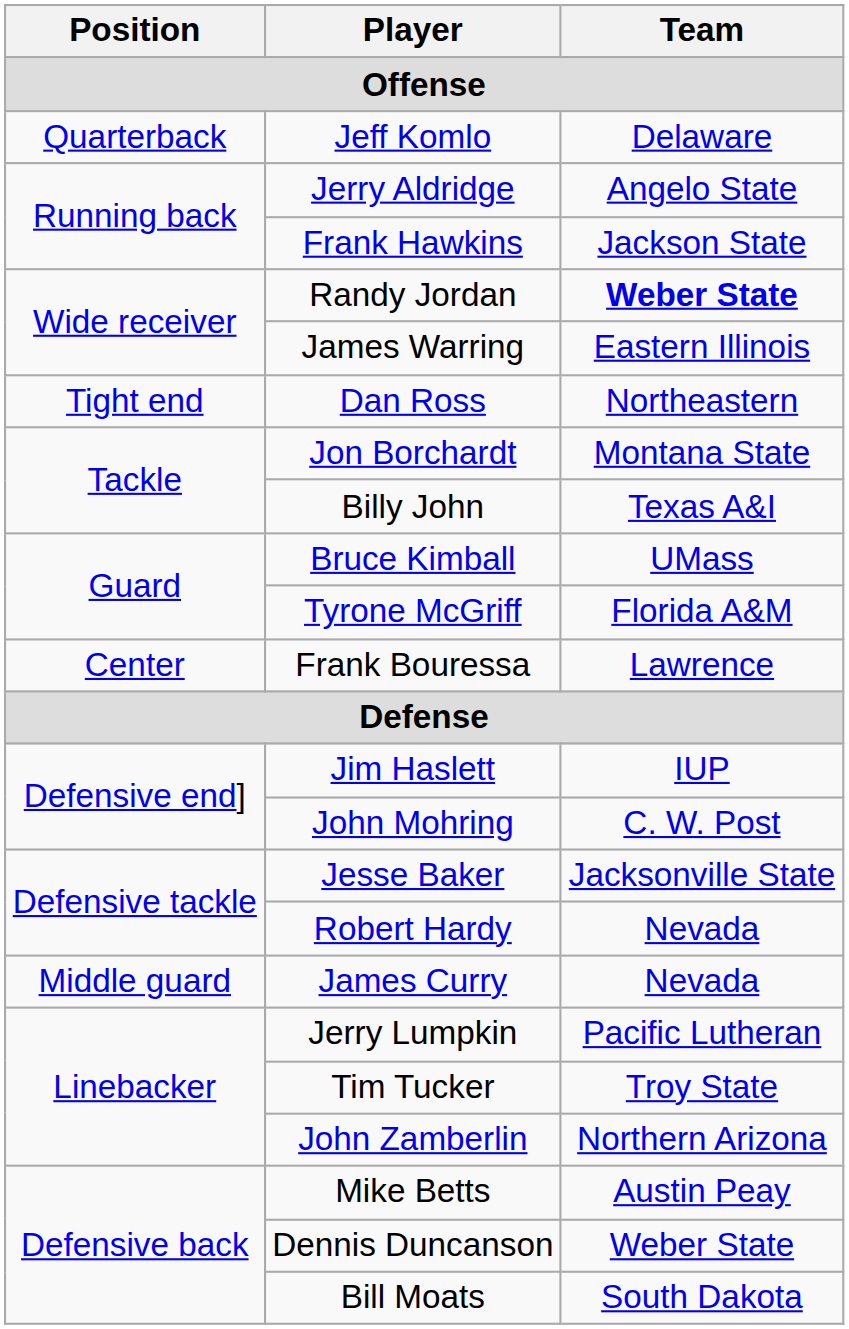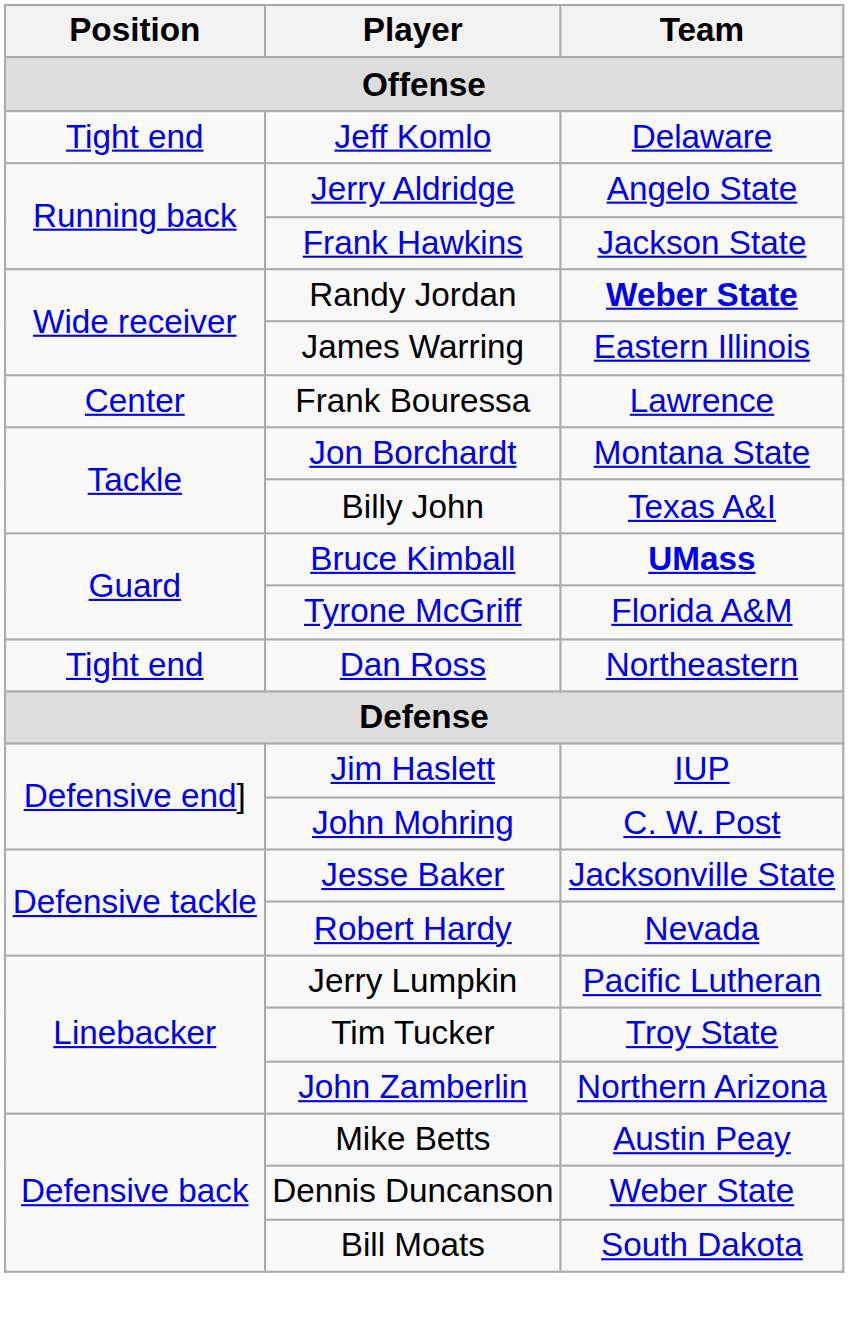(135, 136) Quarterback -> (135, 136) Tight end
rows swapped: (413, 400) <-> (413, 664)
(702, 558) normal -> (702, 558) bold
- row: (413, 980)
